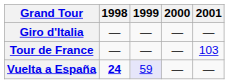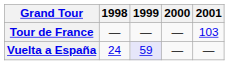- row: (52, 32)
(115, 69) bold -> (115, 50) normal
